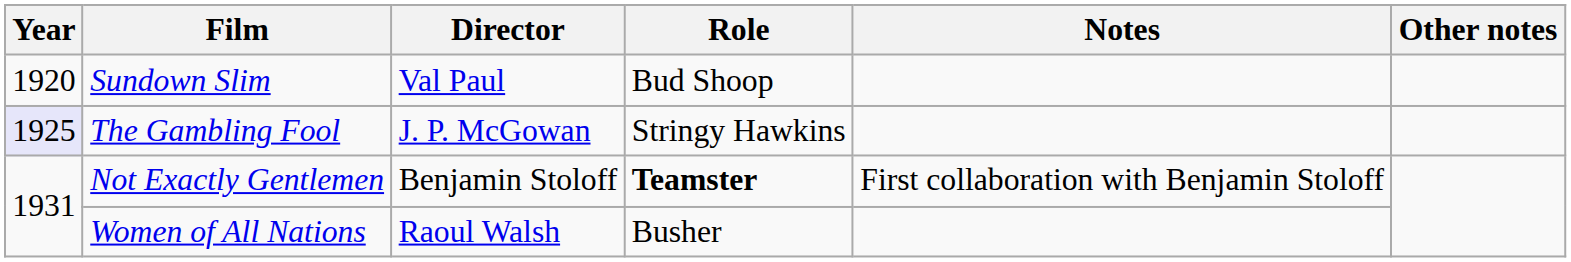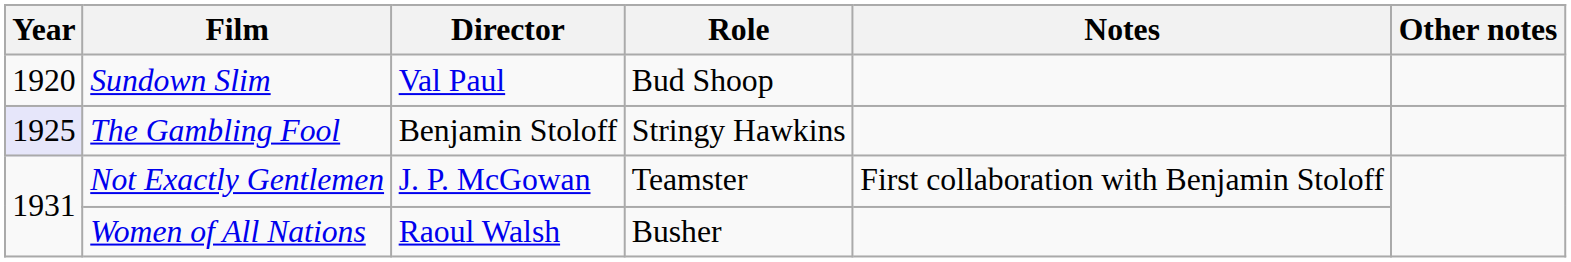(495, 130) J. P. McGowan -> (508, 130) Benjamin Stoloff
(508, 180) Benjamin Stoloff -> (495, 180) J. P. McGowan
(695, 180) bold -> (690, 180) normal
